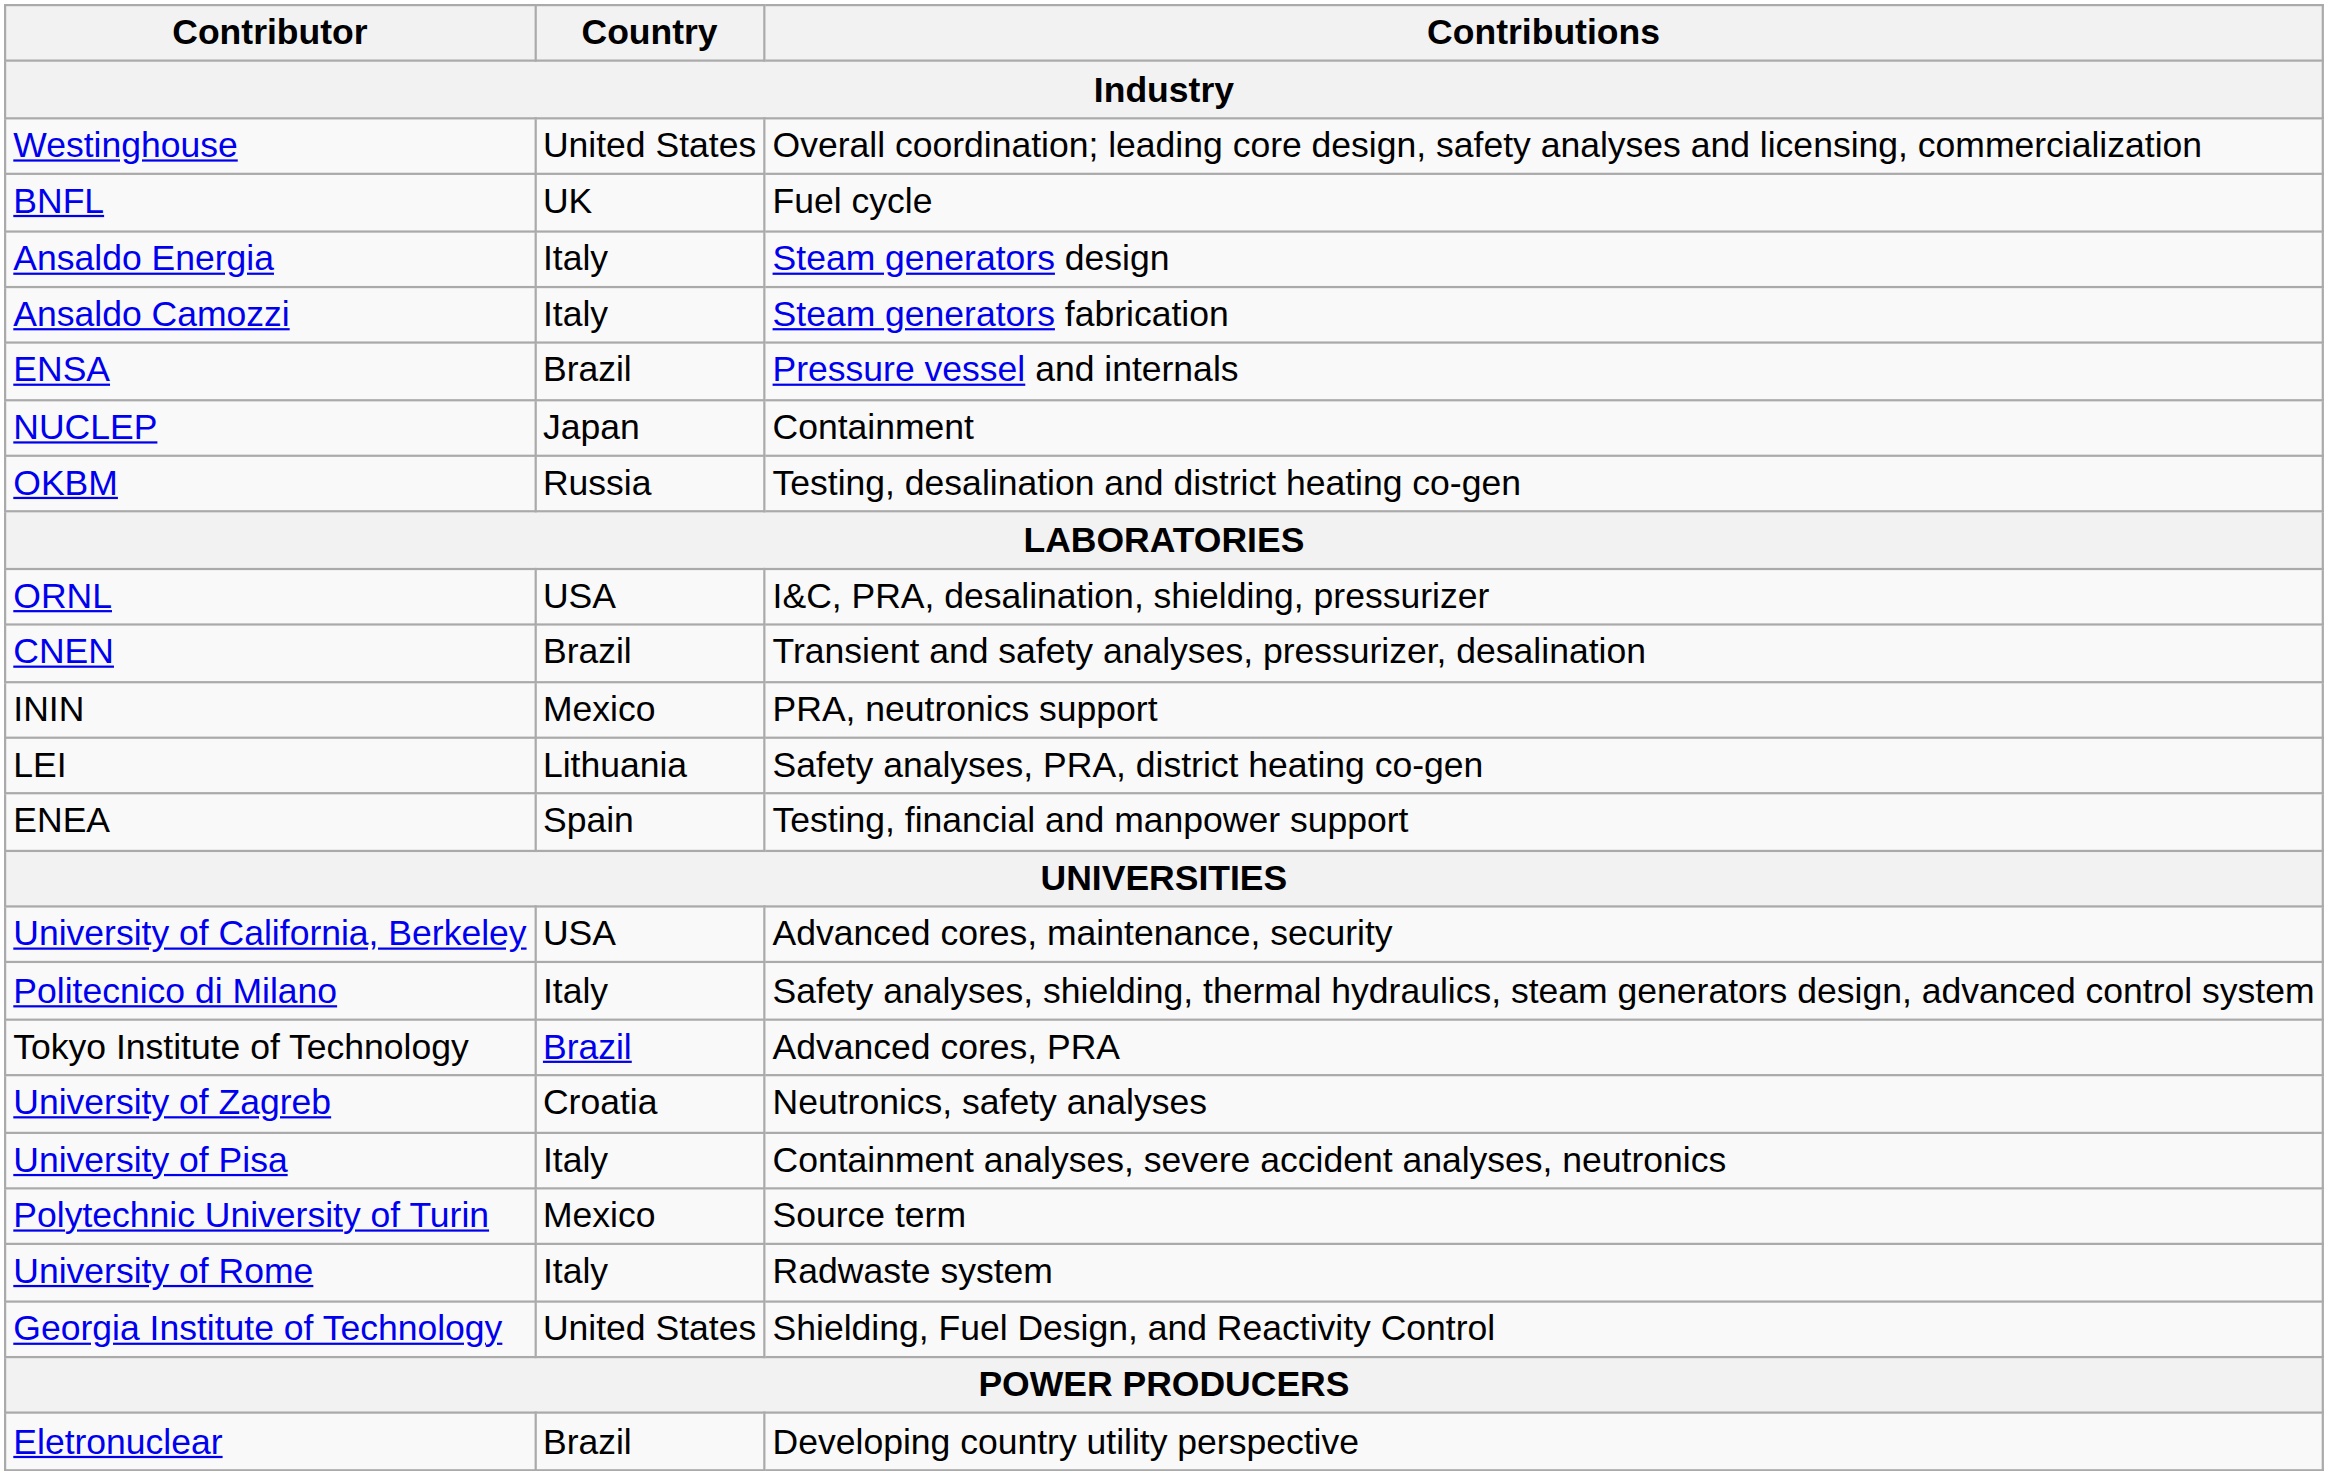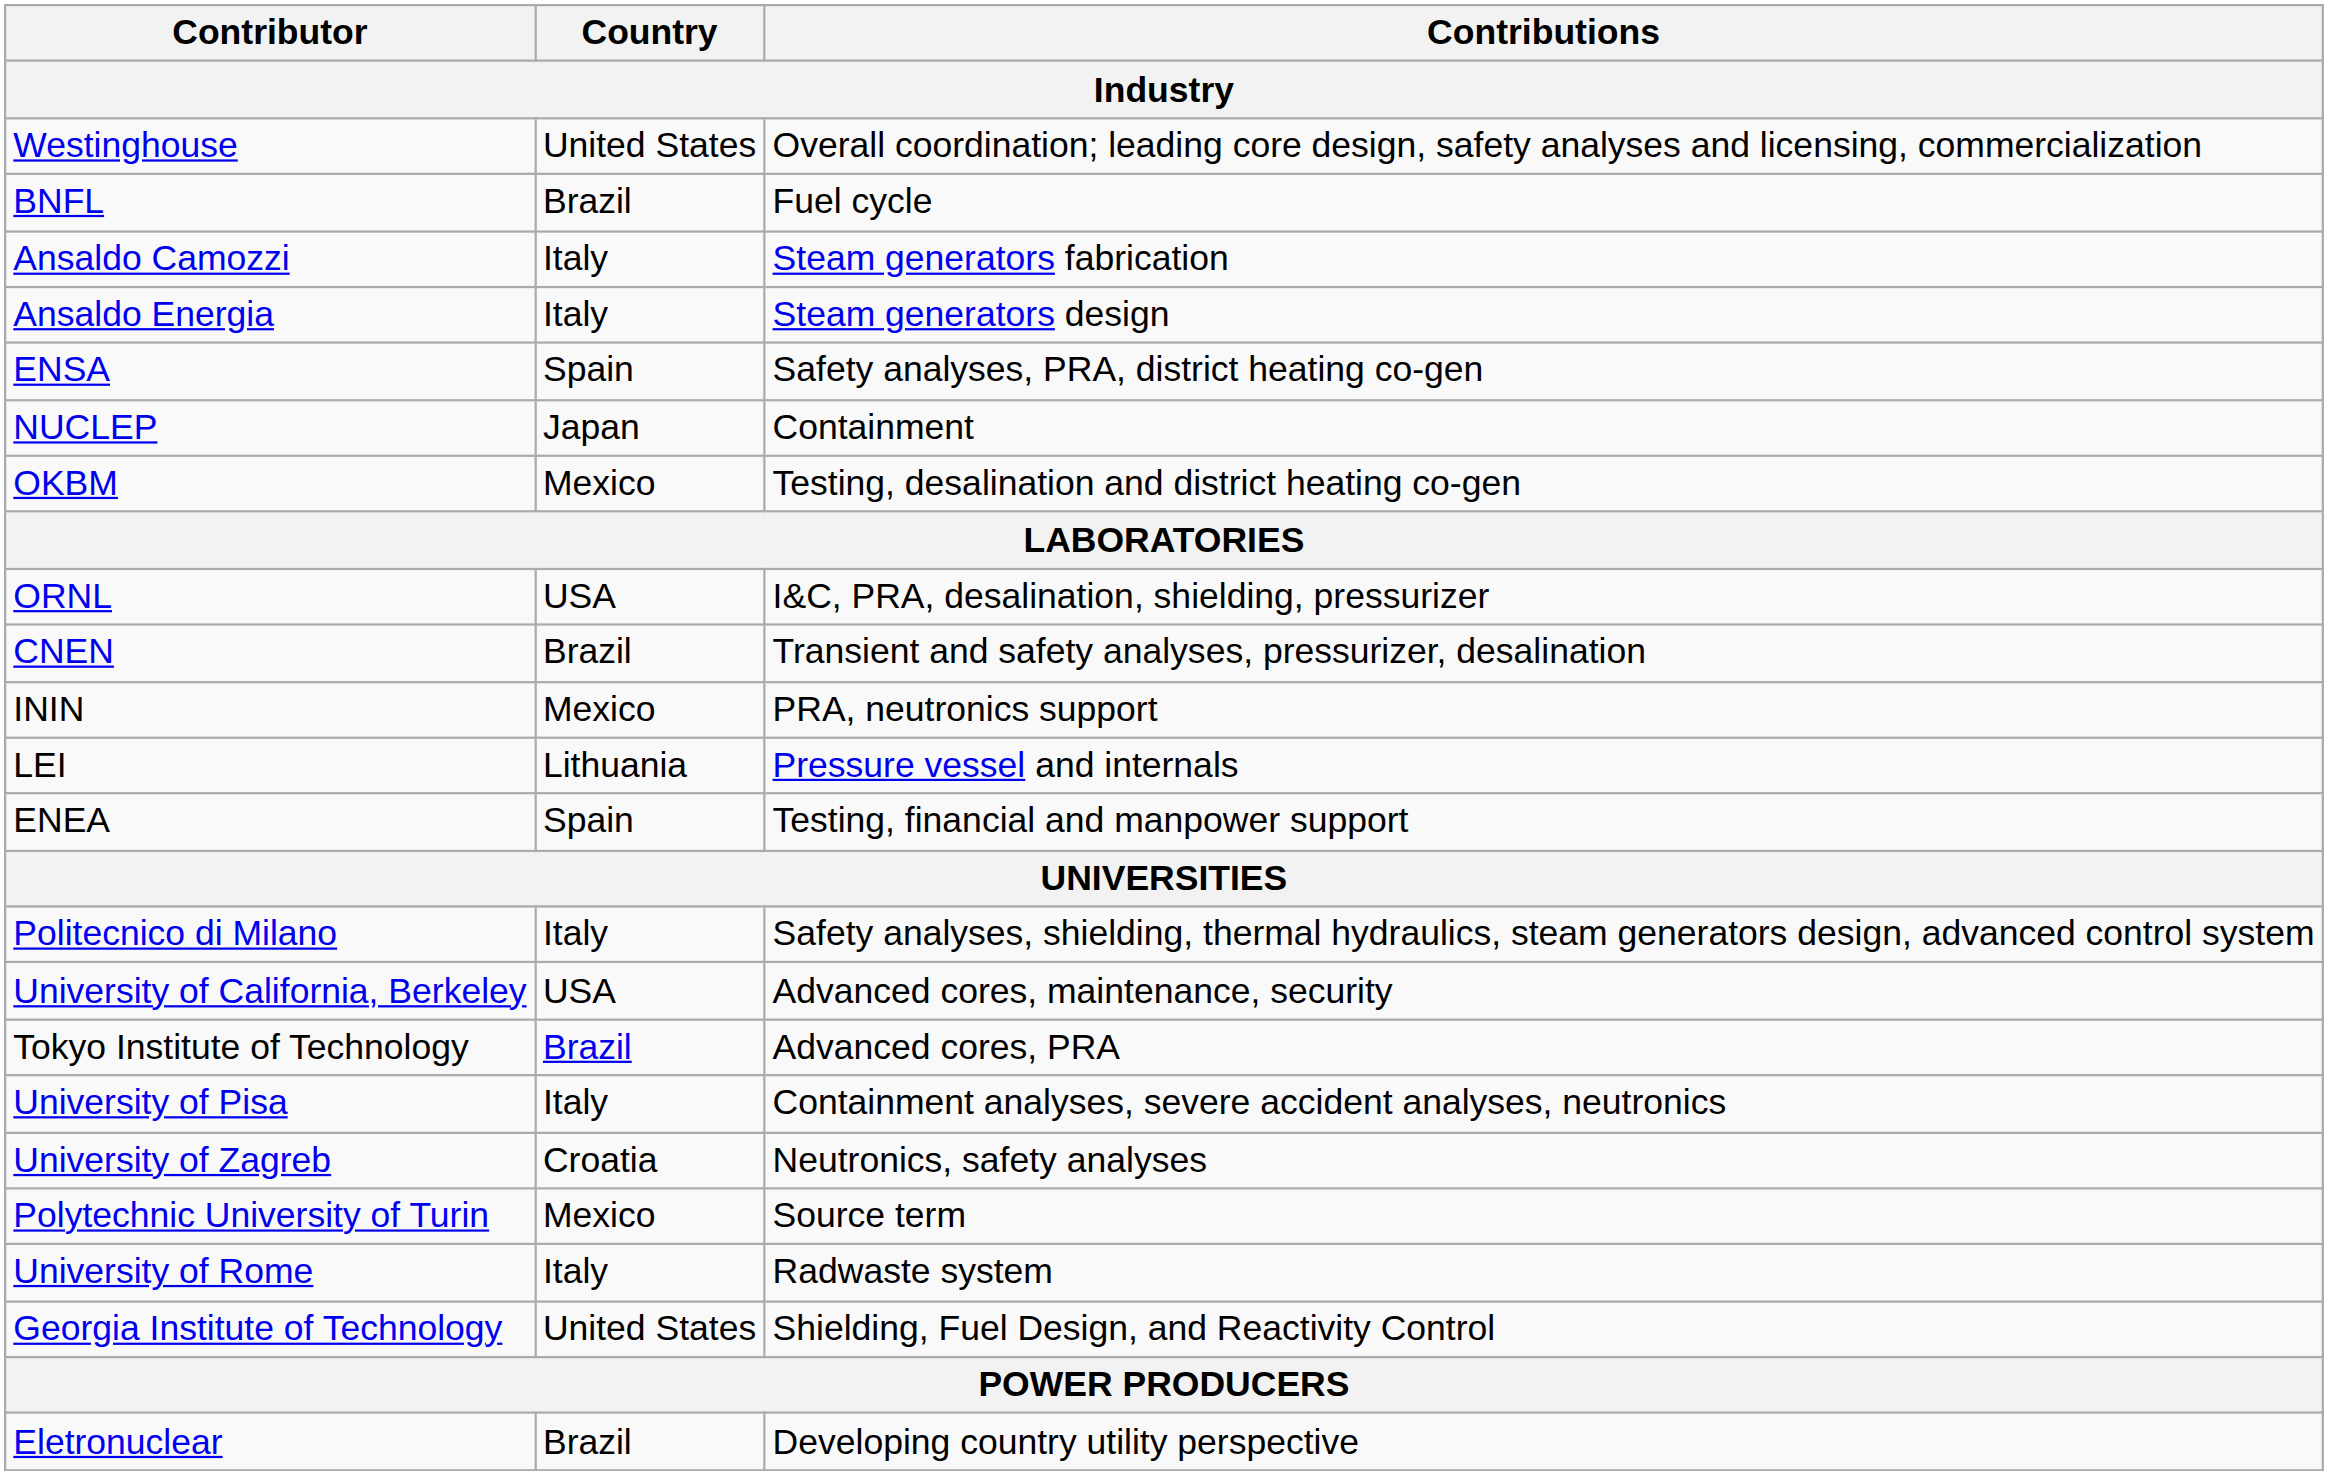(568, 201) UK -> (587, 201) Brazil
rows swapped: (144, 257) <-> (151, 314)
(587, 370) Brazil -> (588, 370) Spain
(1006, 370) Pressure vessel and internals -> (1128, 370) Safety analyses, PRA, district heating co-gen
(597, 483) Russia -> (599, 483) Mexico
(1128, 764) Safety analyses, PRA, district heating co-gen -> (1006, 764) Pressure vessel and internals
rows swapped: (175, 990) <-> (270, 933)
rows swapped: (172, 1102) <-> (150, 1159)
